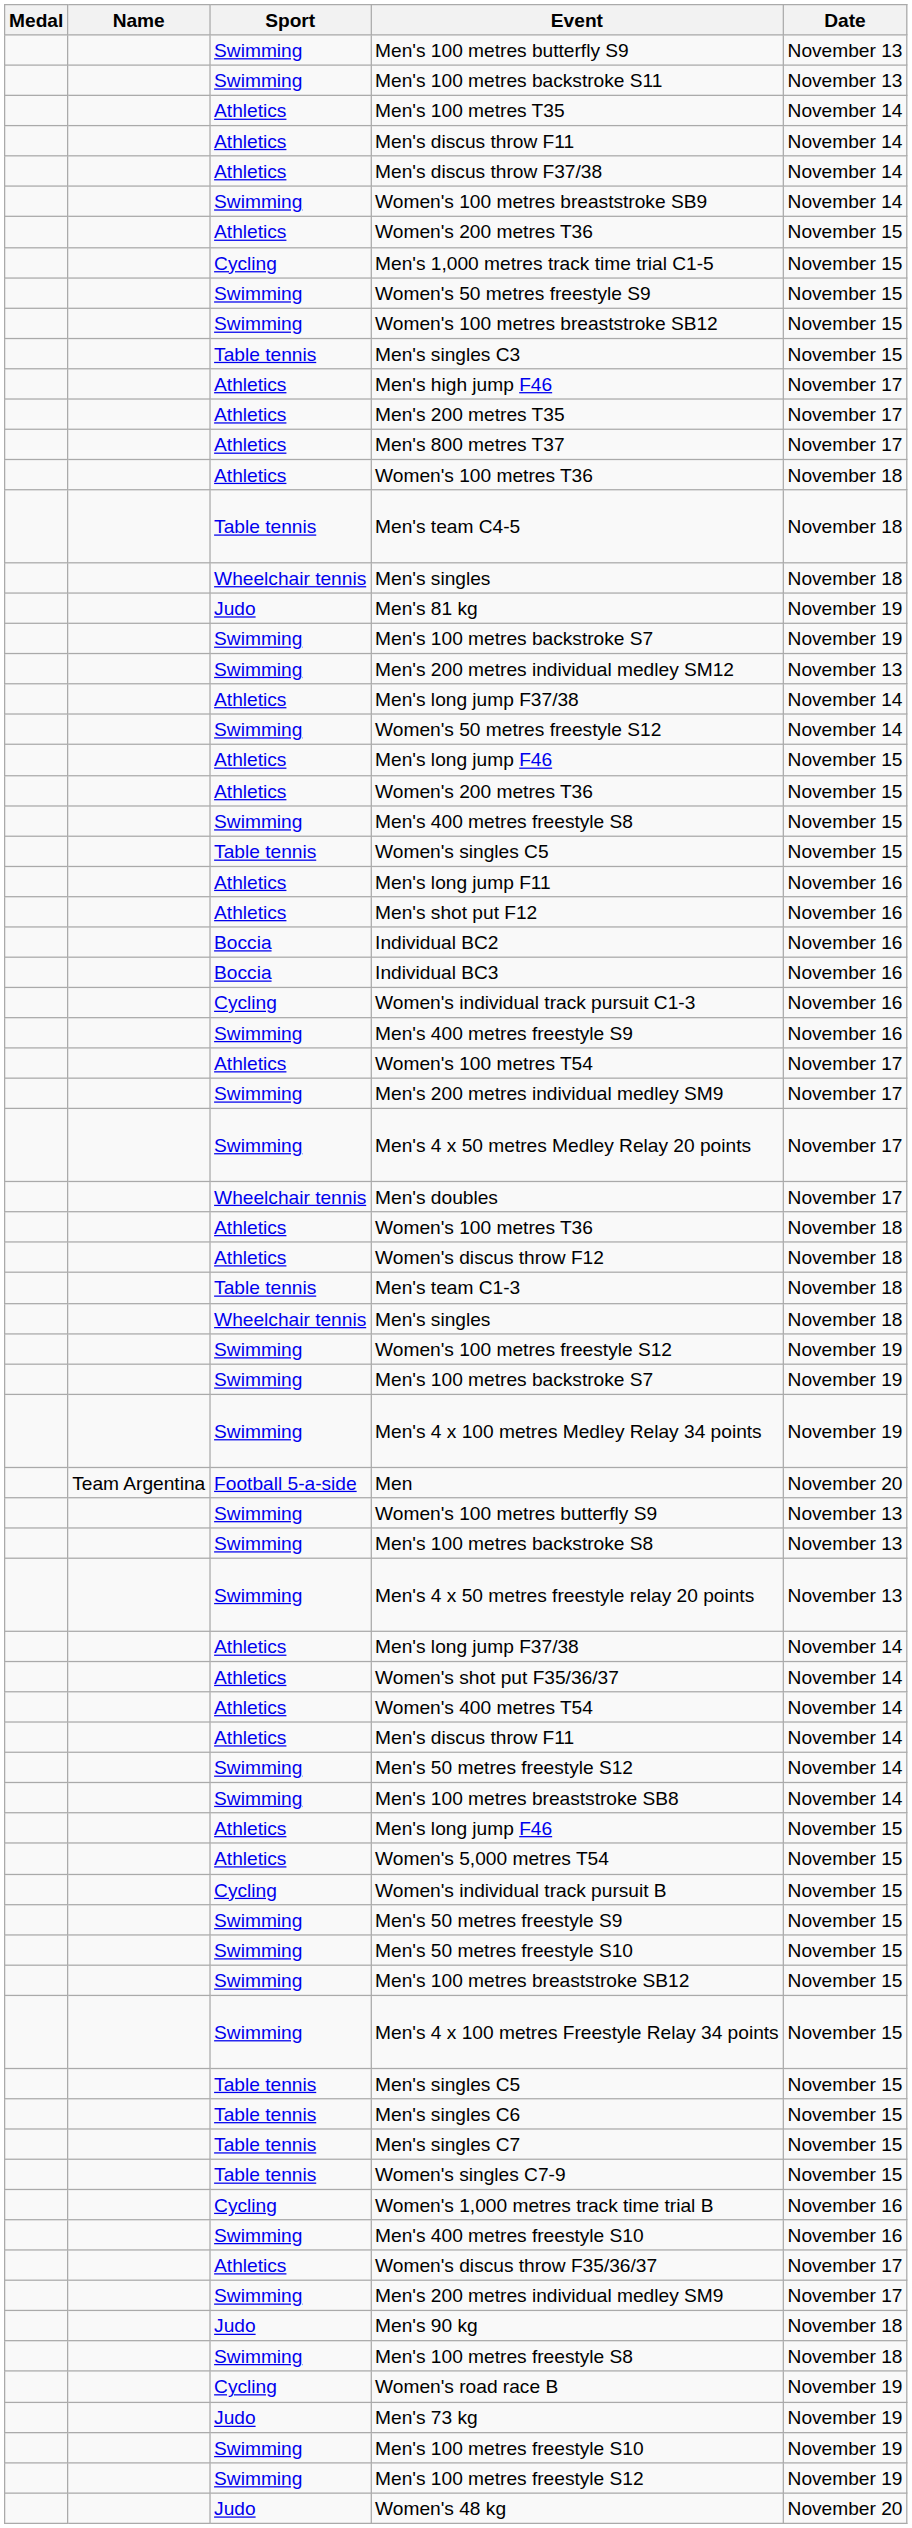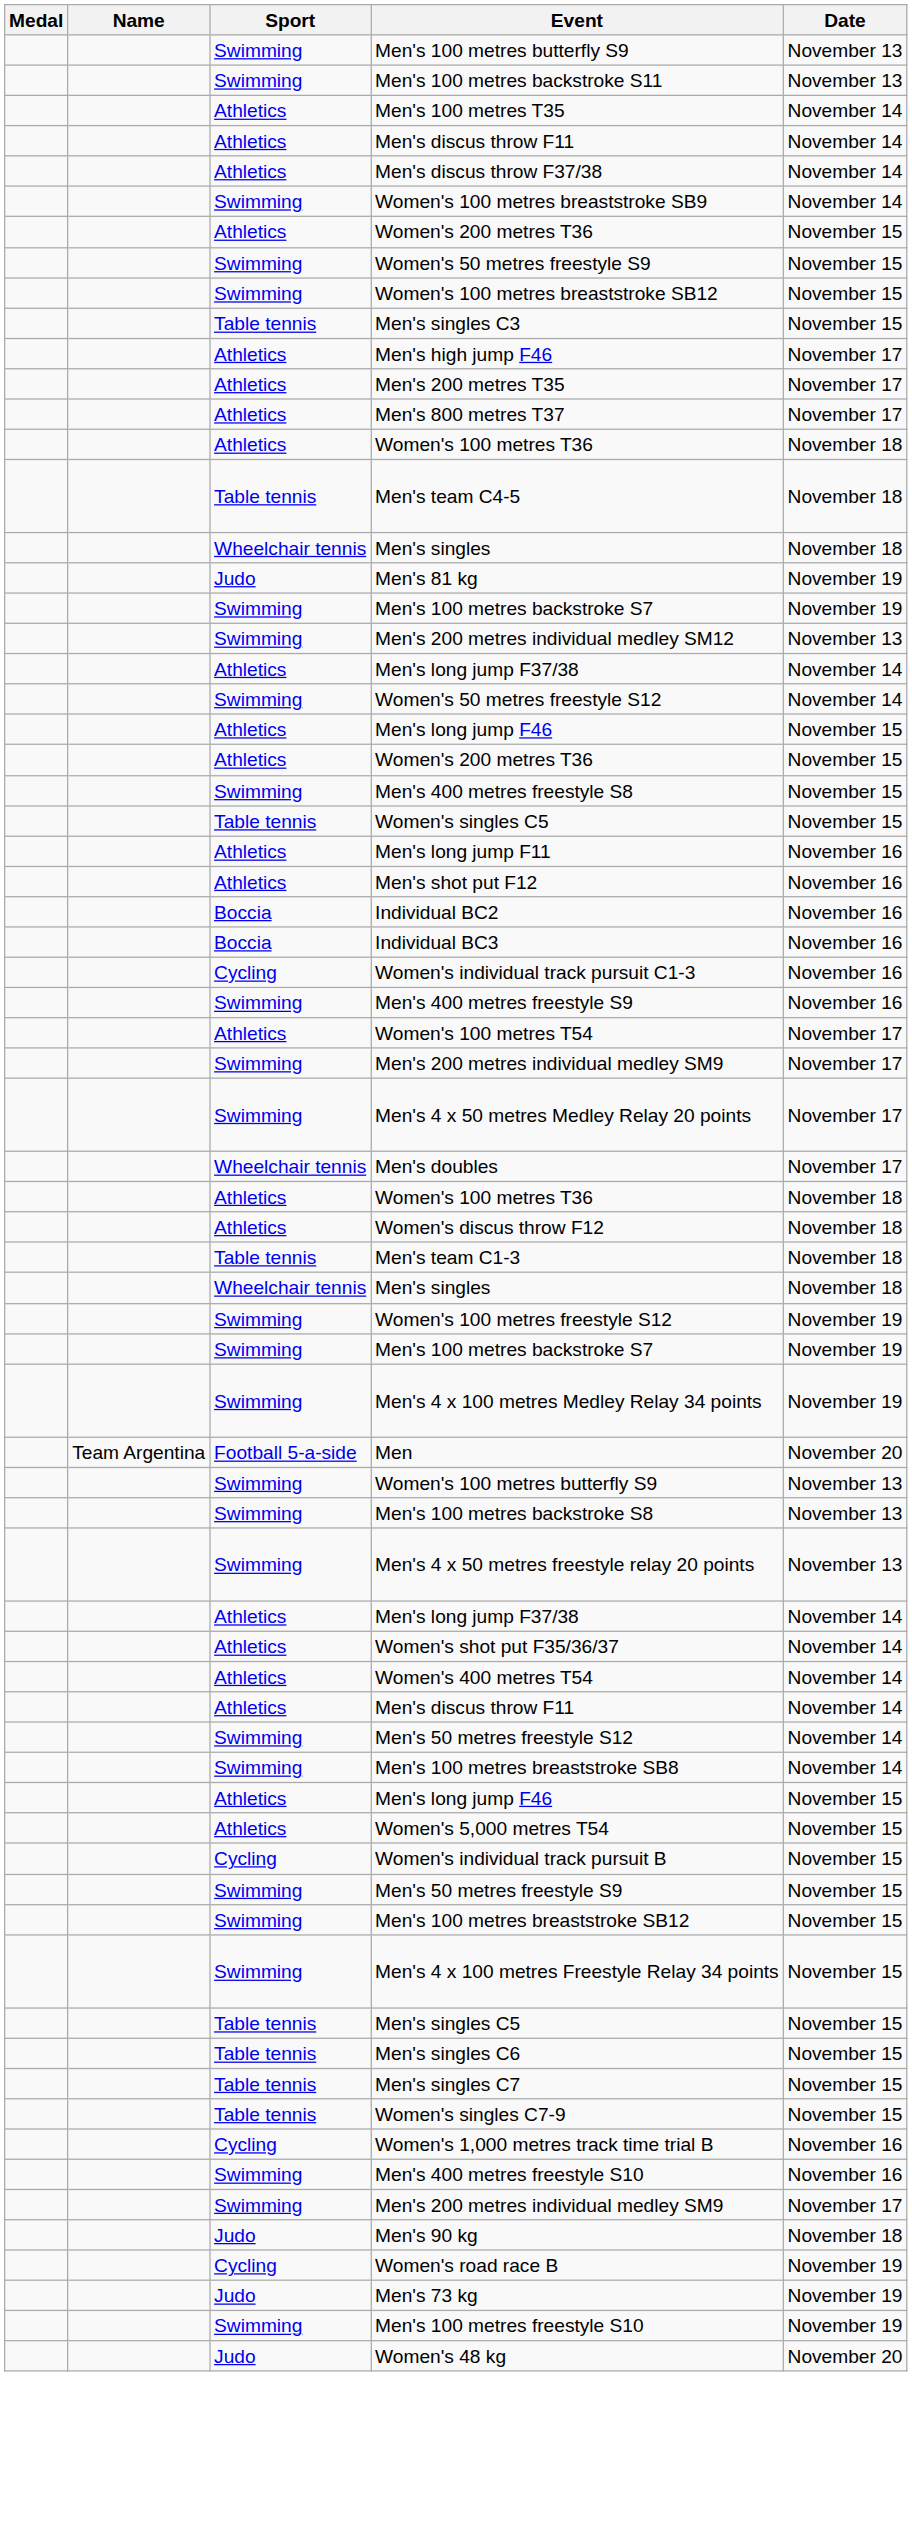- row: (245, 263)
- row: (258, 1950)
- row: (250, 2266)
- row: (258, 2356)
- row: (258, 2478)
